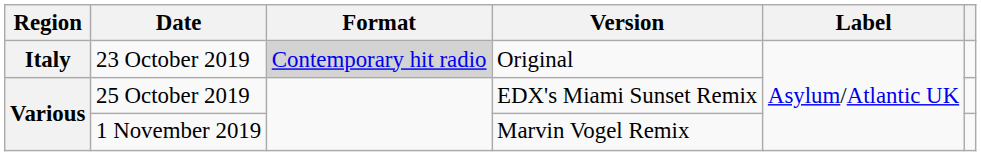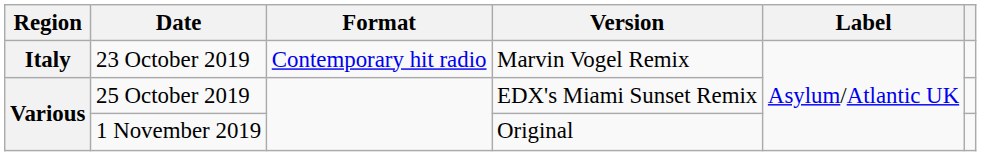(379, 58) lightgrey background -> (379, 58) no background
(535, 58) Original -> (593, 58) Marvin Vogel Remix
(593, 131) Marvin Vogel Remix -> (535, 131) Original
